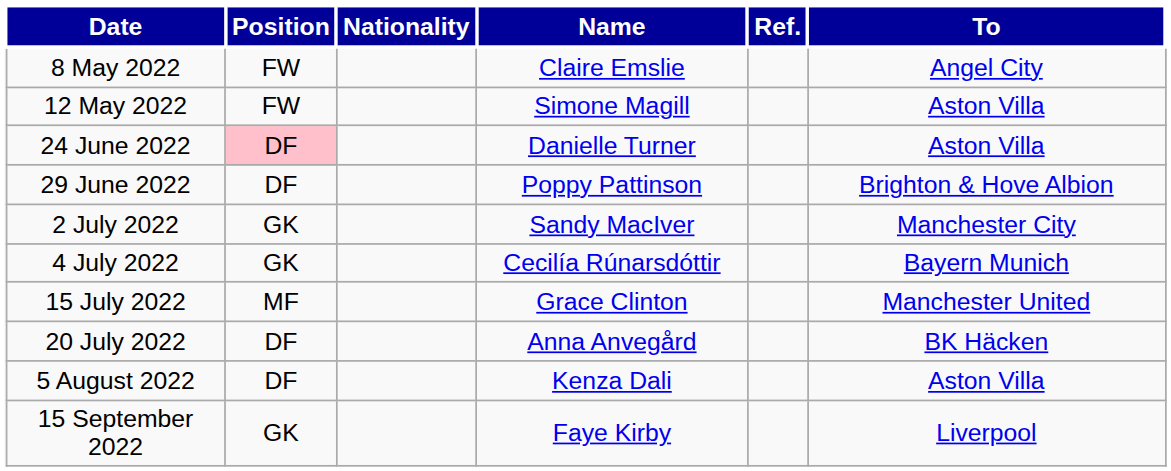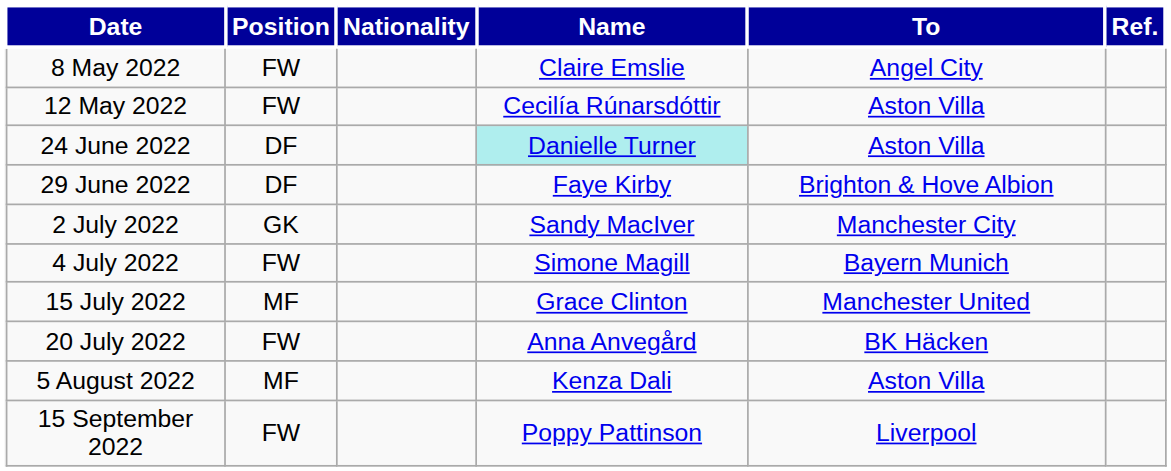columns swapped: (986, 27) <-> (778, 27)
(612, 107) Simone Magill -> (612, 107) Cecilía Rúnarsdóttir
(281, 146) pink background -> (281, 146) no background
(612, 146) no background -> (612, 146) paleturquoise background
(612, 185) Poppy Pattinson -> (612, 185) Faye Kirby
(281, 263) GK -> (281, 263) FW
(612, 263) Cecilía Rúnarsdóttir -> (612, 263) Simone Magill
(281, 341) DF -> (281, 341) FW
(281, 380) DF -> (281, 380) MF
(281, 433) GK -> (281, 433) FW
(612, 433) Faye Kirby -> (612, 433) Poppy Pattinson
